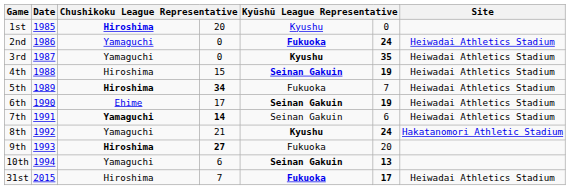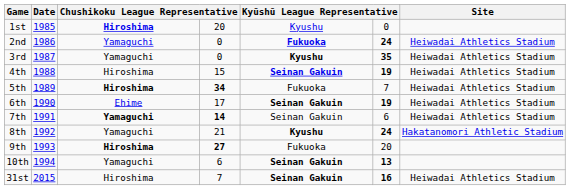(306, 177) Fukuoka -> (306, 177) Seinan Gakuin
(386, 177) 17 -> (386, 177) 16
